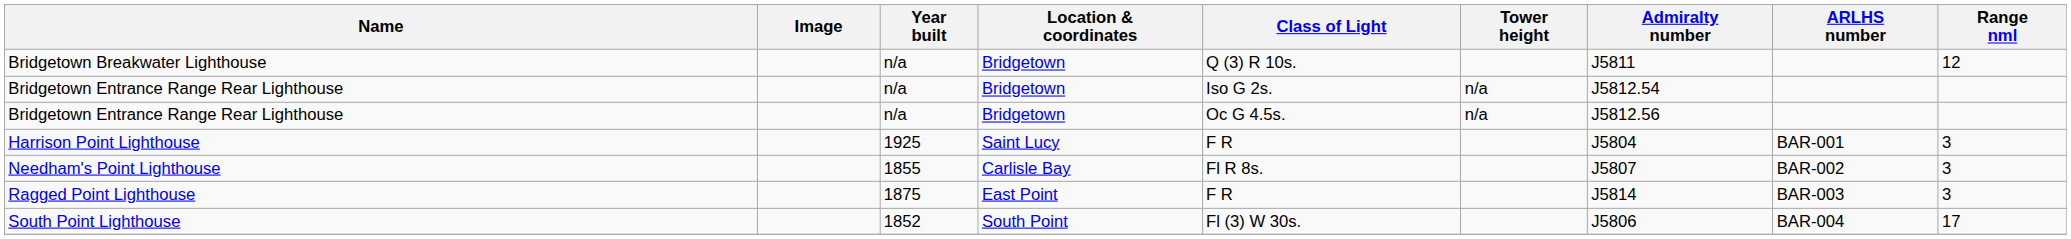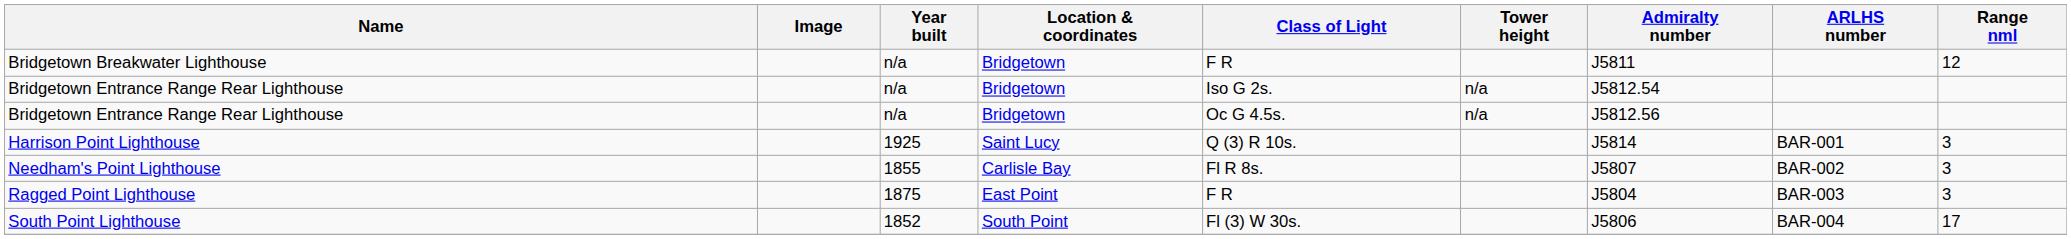(1251, 62) Q (3) R 10s. -> (1219, 62) F R
(1219, 141) F R -> (1251, 141) Q (3) R 10s.
(1614, 141) J5804 -> (1614, 141) J5814
(1614, 194) J5814 -> (1614, 194) J5804
